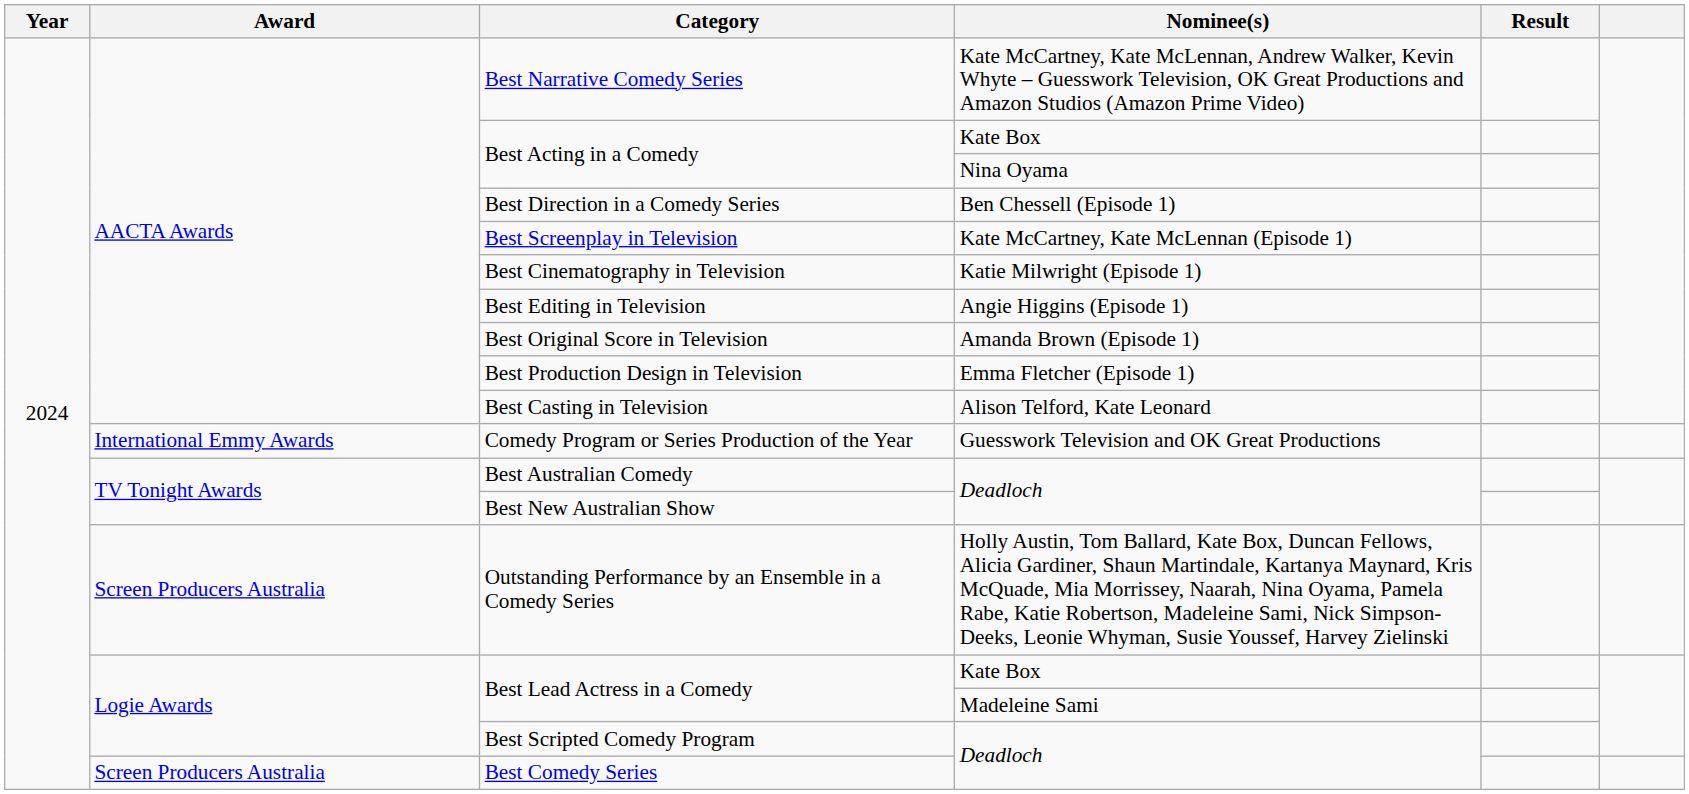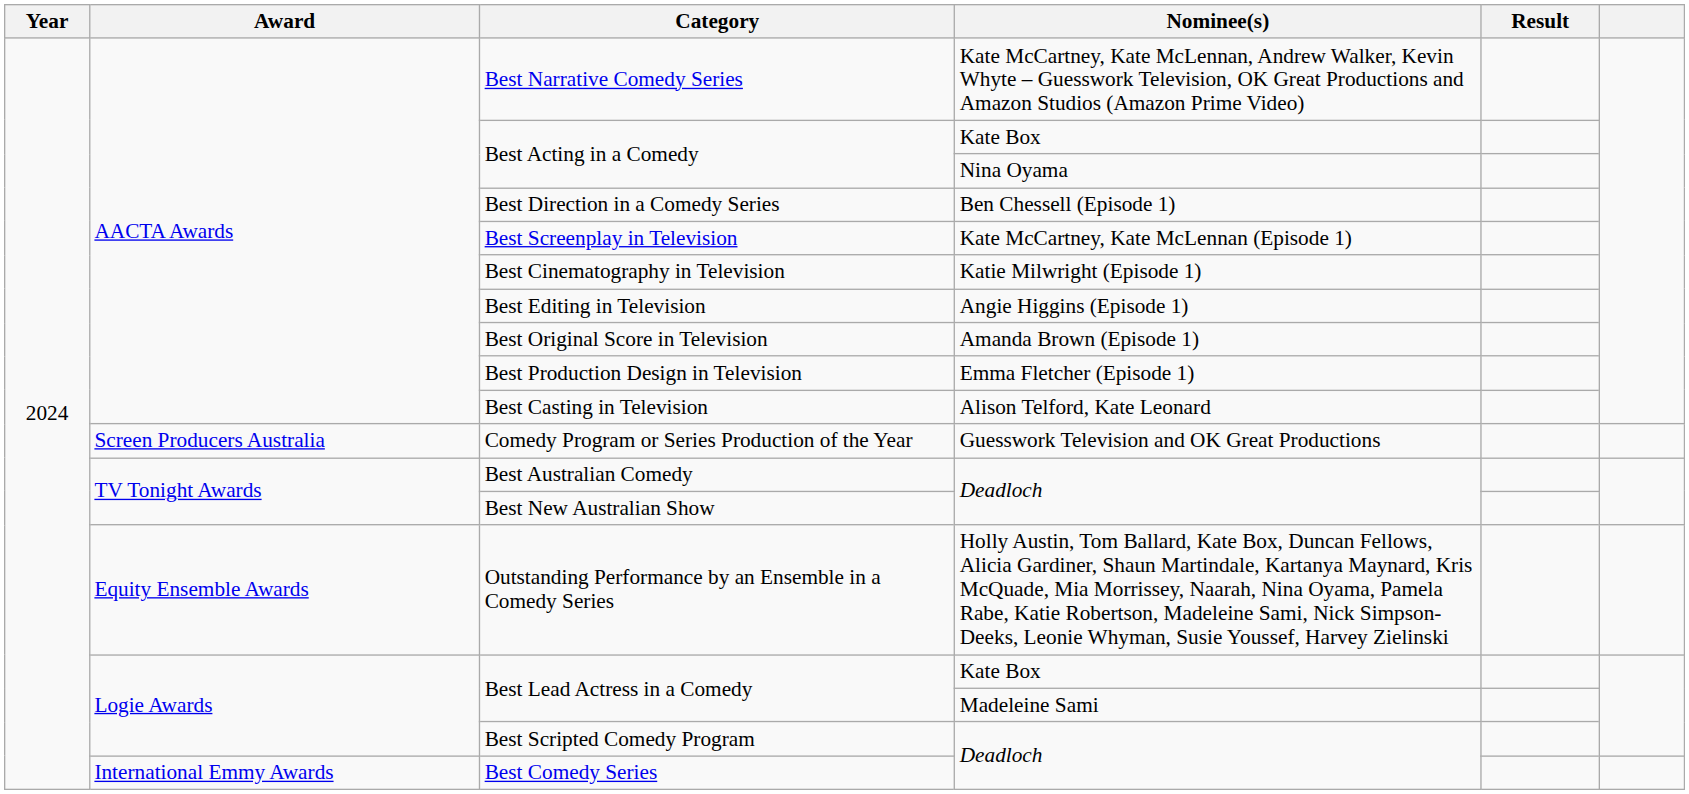(214, 440) International Emmy Awards -> (210, 440) Screen Producers Australia
(210, 589) Screen Producers Australia -> (202, 589) Equity Ensemble Awards
(210, 772) Screen Producers Australia -> (214, 772) International Emmy Awards
